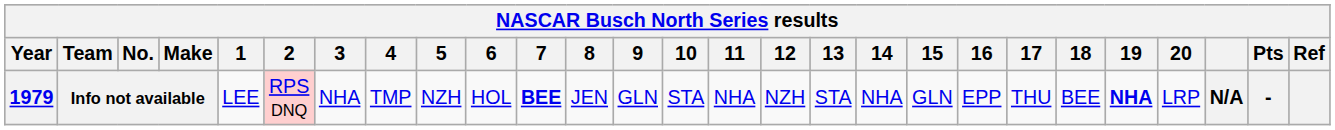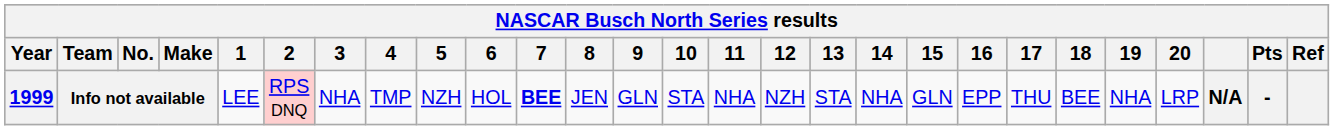(31, 97) 1979 -> (31, 97) 1999
(1131, 97) bold -> (1131, 97) normal
